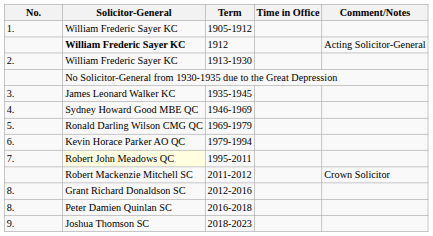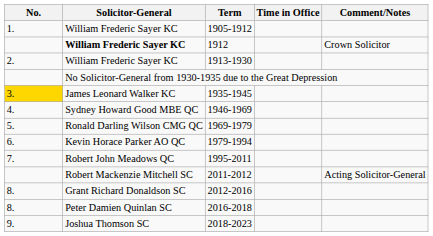(375, 45) Acting Solicitor-General -> (357, 45) Crown Solicitor
(34, 93) no background -> (34, 93) gold background
(120, 158) lightyellow background -> (120, 158) no background
(357, 175) Crown Solicitor -> (375, 175) Acting Solicitor-General
